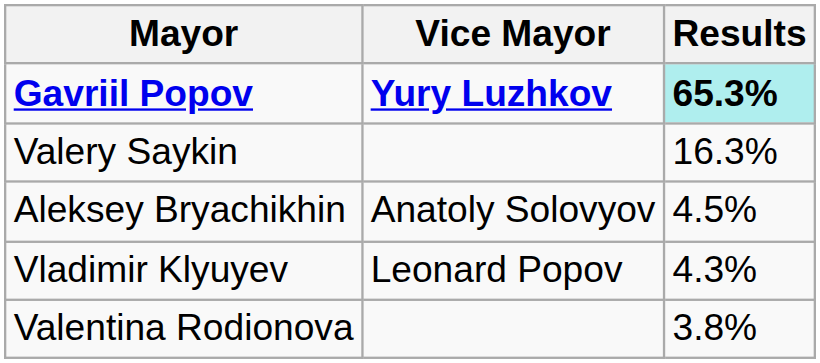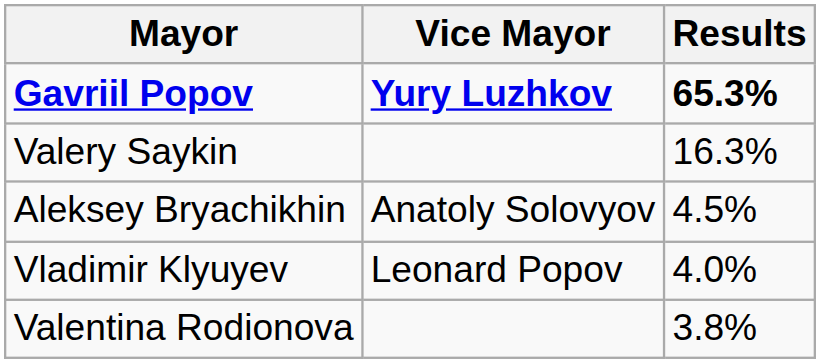(725, 92) paleturquoise background -> (725, 92) no background
(715, 269) 4.3% -> (715, 269) 4.0%
